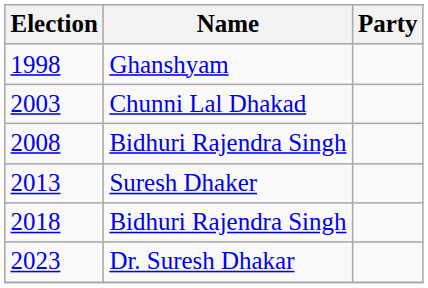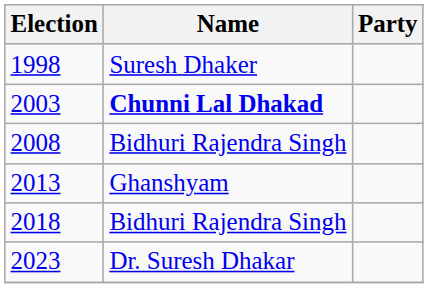(169, 63) Ghanshyam -> (183, 63) Suresh Dhaker
(208, 103) normal -> (216, 103) bold
(183, 182) Suresh Dhaker -> (169, 182) Ghanshyam
